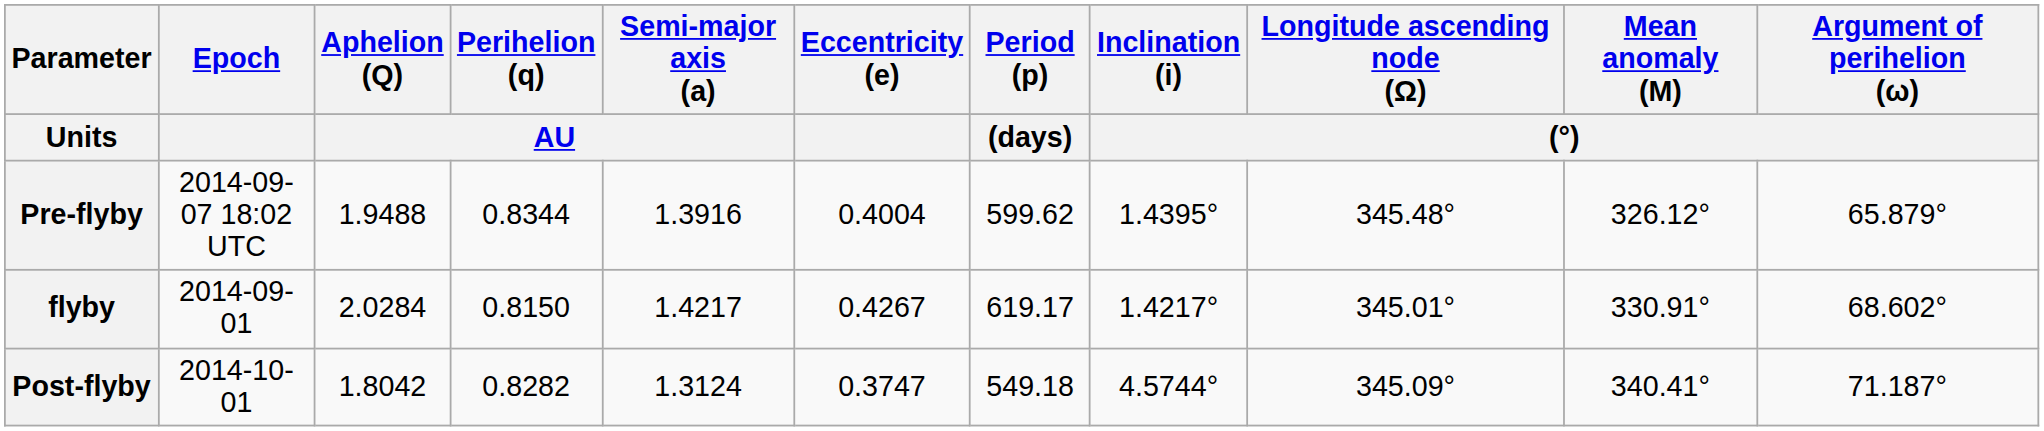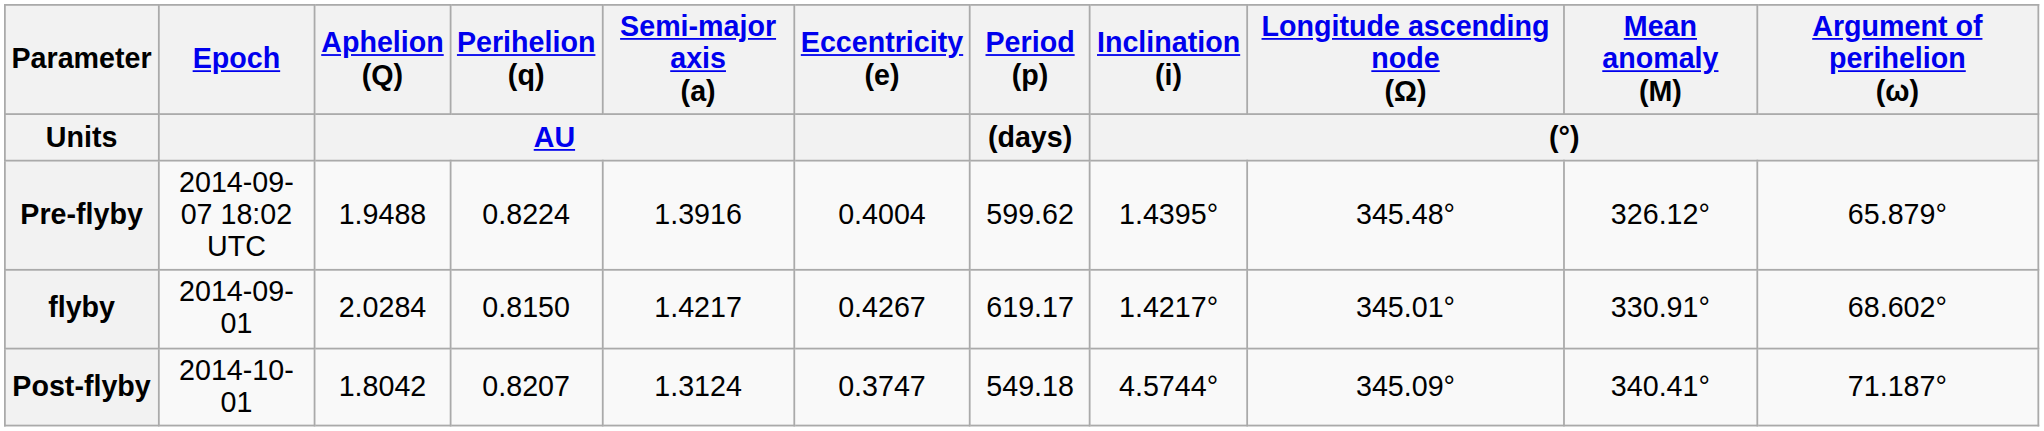(526, 214) 0.8344 -> (526, 214) 0.8224
(526, 386) 0.8282 -> (526, 386) 0.8207
